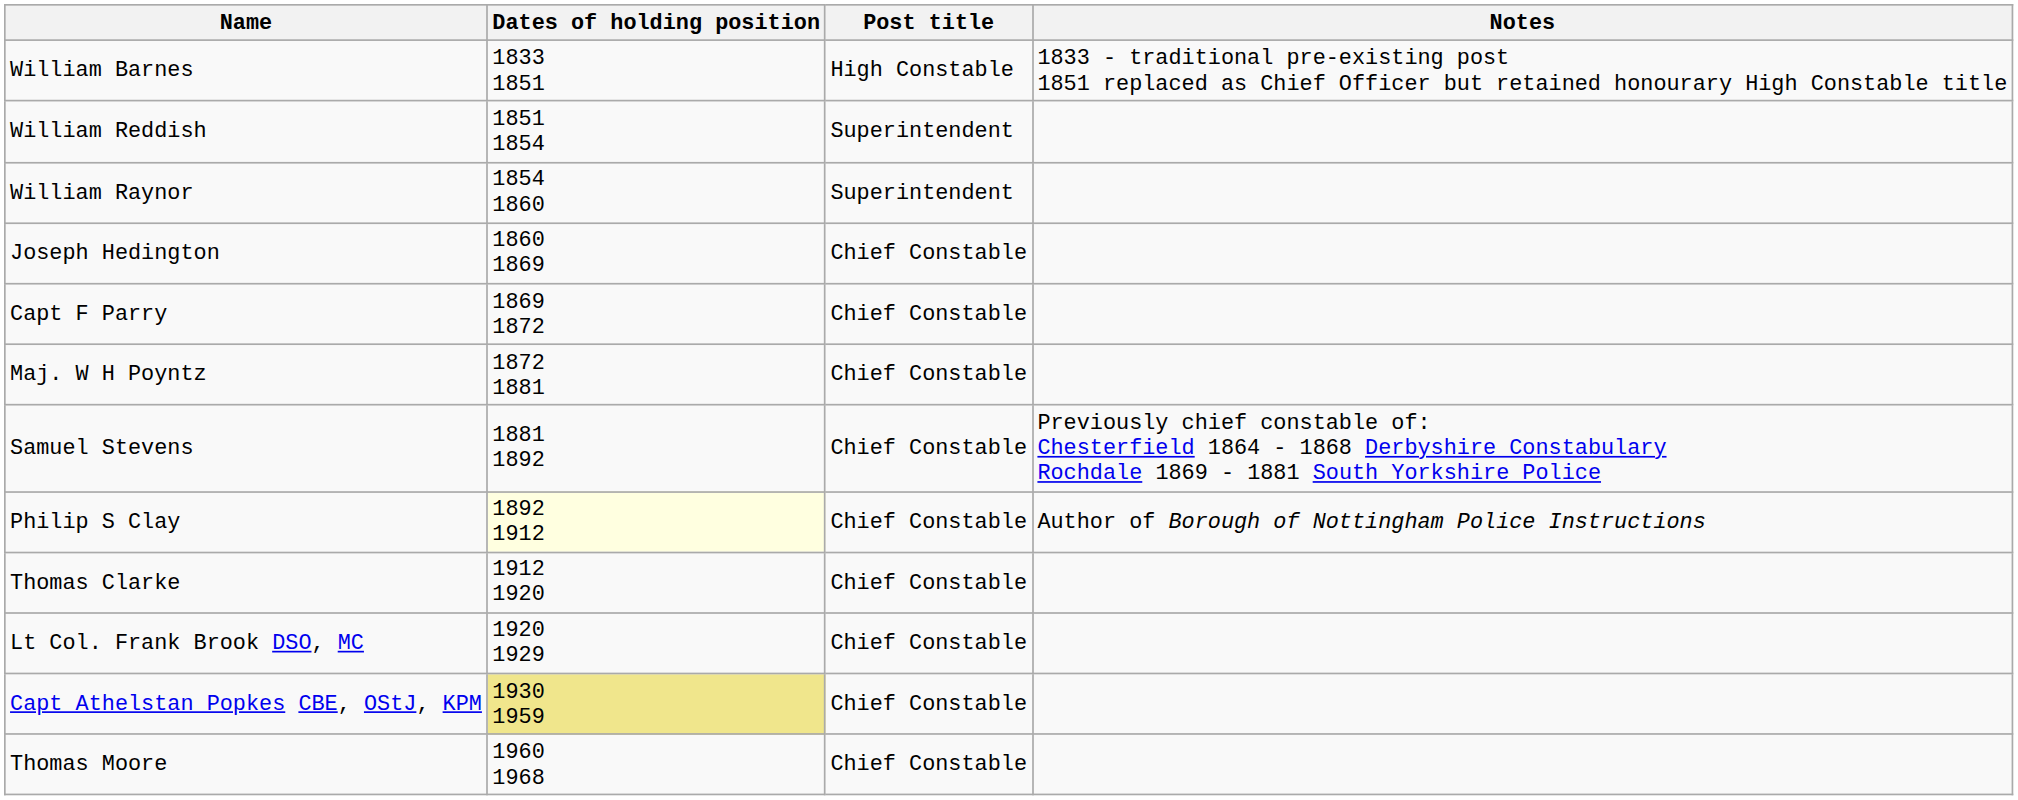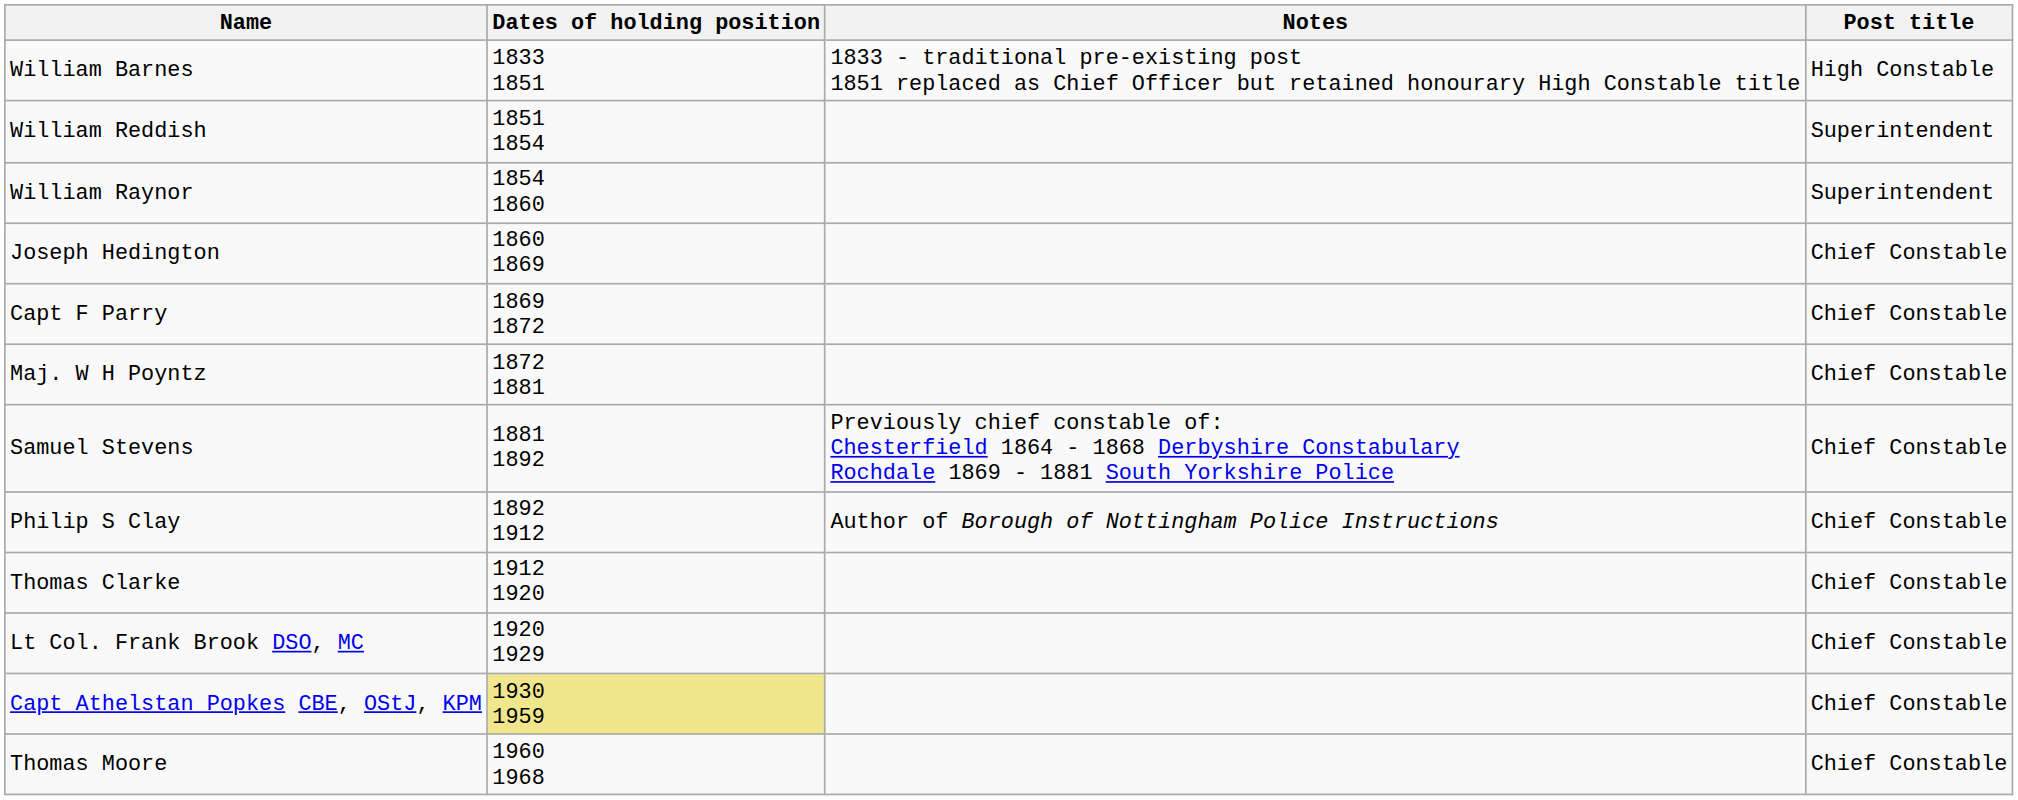columns swapped: (929, 23) <-> (1522, 23)
(519, 522) lightyellow background -> (519, 522) no background
